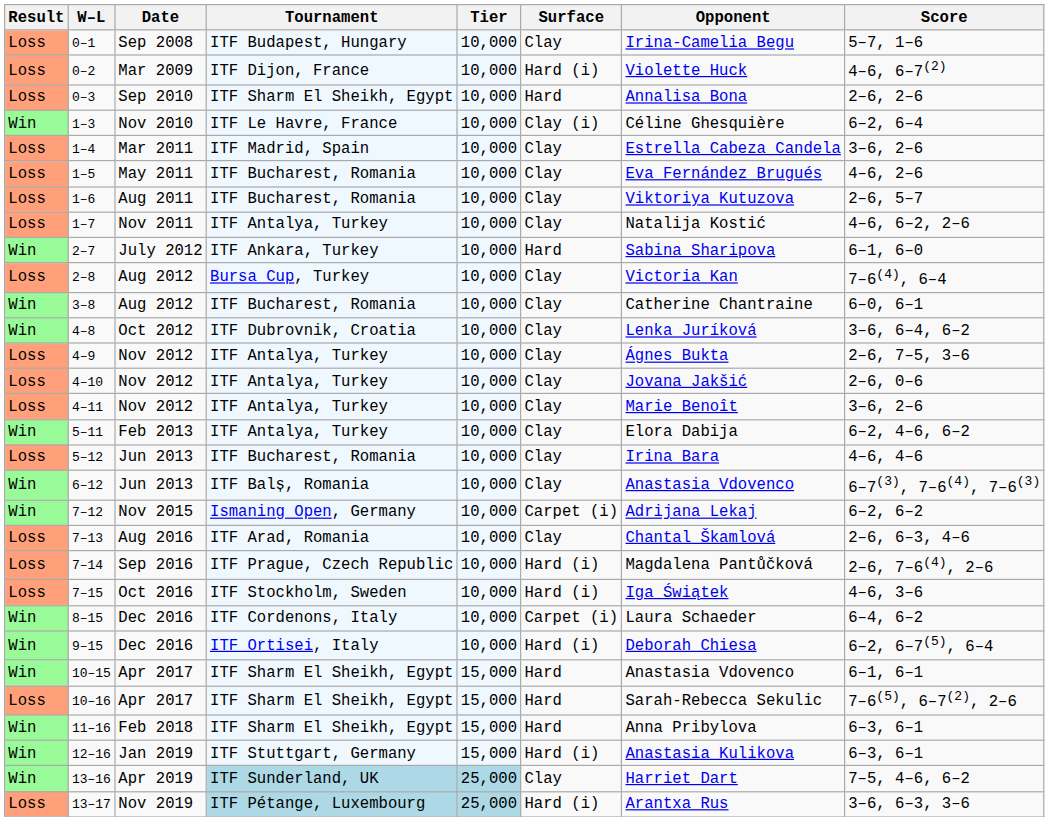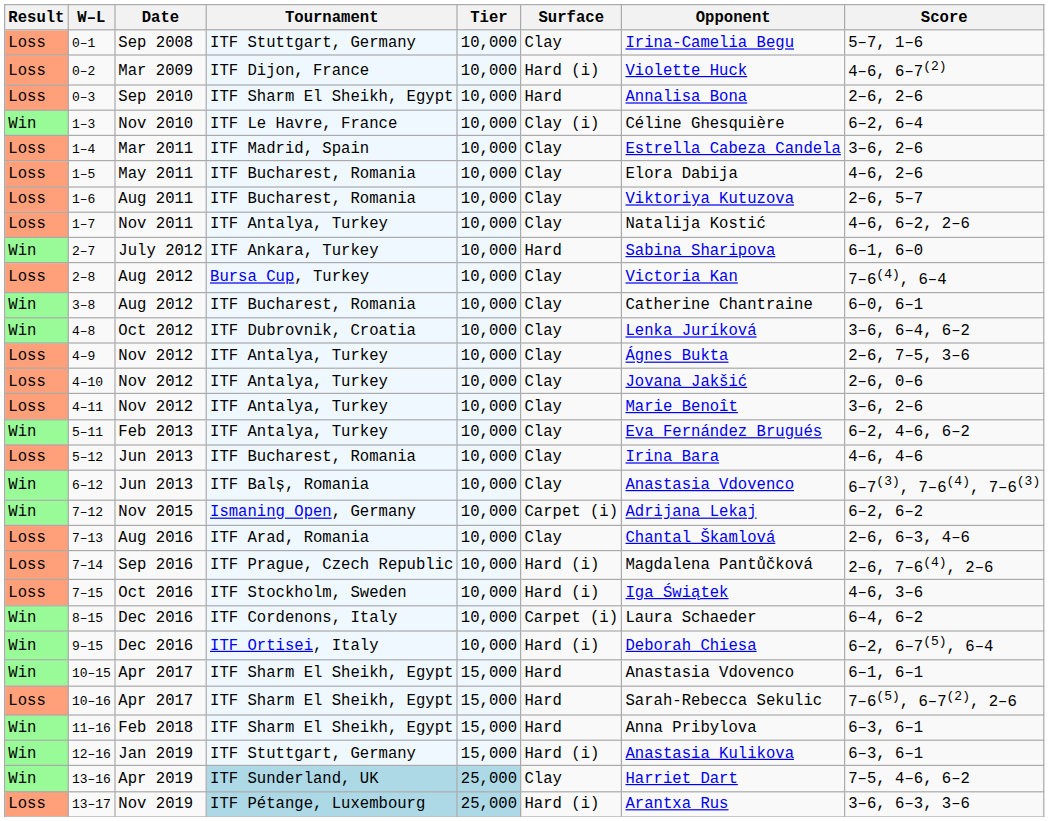(308, 43) ITF Budapest, Hungary -> (313, 43) ITF Stuttgart, Germany
(724, 174) Eva Fernández Brugués -> (682, 174) Elora Dabija
(682, 432) Elora Dabija -> (724, 432) Eva Fernández Brugués
